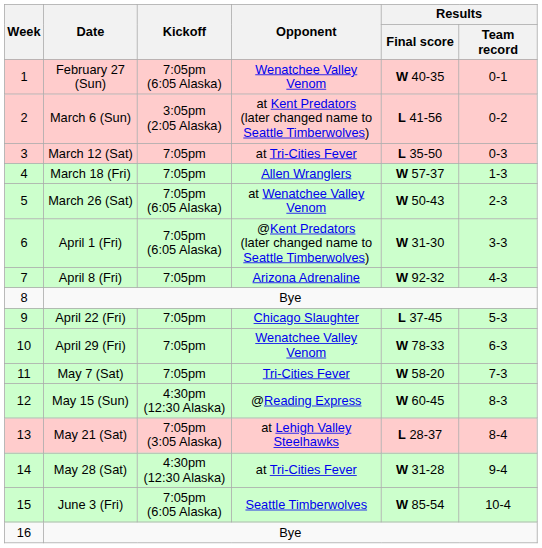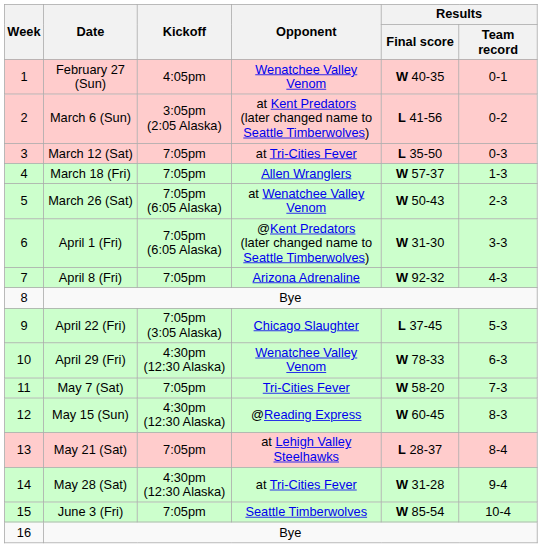(184, 76) 7:05pm (6:05 Alaska) -> (184, 76) 4:05pm
(184, 318) 7:05pm -> (184, 325) 7:05pm (3:05 Alaska)
(184, 345) 7:05pm -> (184, 360) 4:30pm (12:30 Alaska)
(184, 435) 7:05pm (3:05 Alaska) -> (184, 450) 7:05pm
(184, 505) 7:05pm (6:05 Alaska) -> (184, 512) 7:05pm
